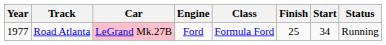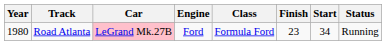(18, 31) 1977 -> (18, 31) 1980
(294, 31) 25 -> (294, 31) 23
